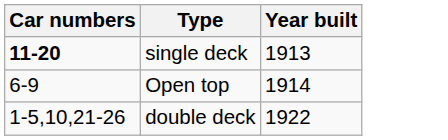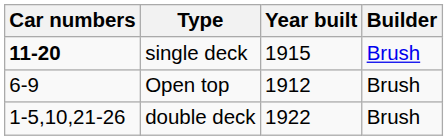+ column: (402, 20)
(288, 53) 1913 -> (288, 53) 1915
(288, 85) 1914 -> (288, 85) 1912
